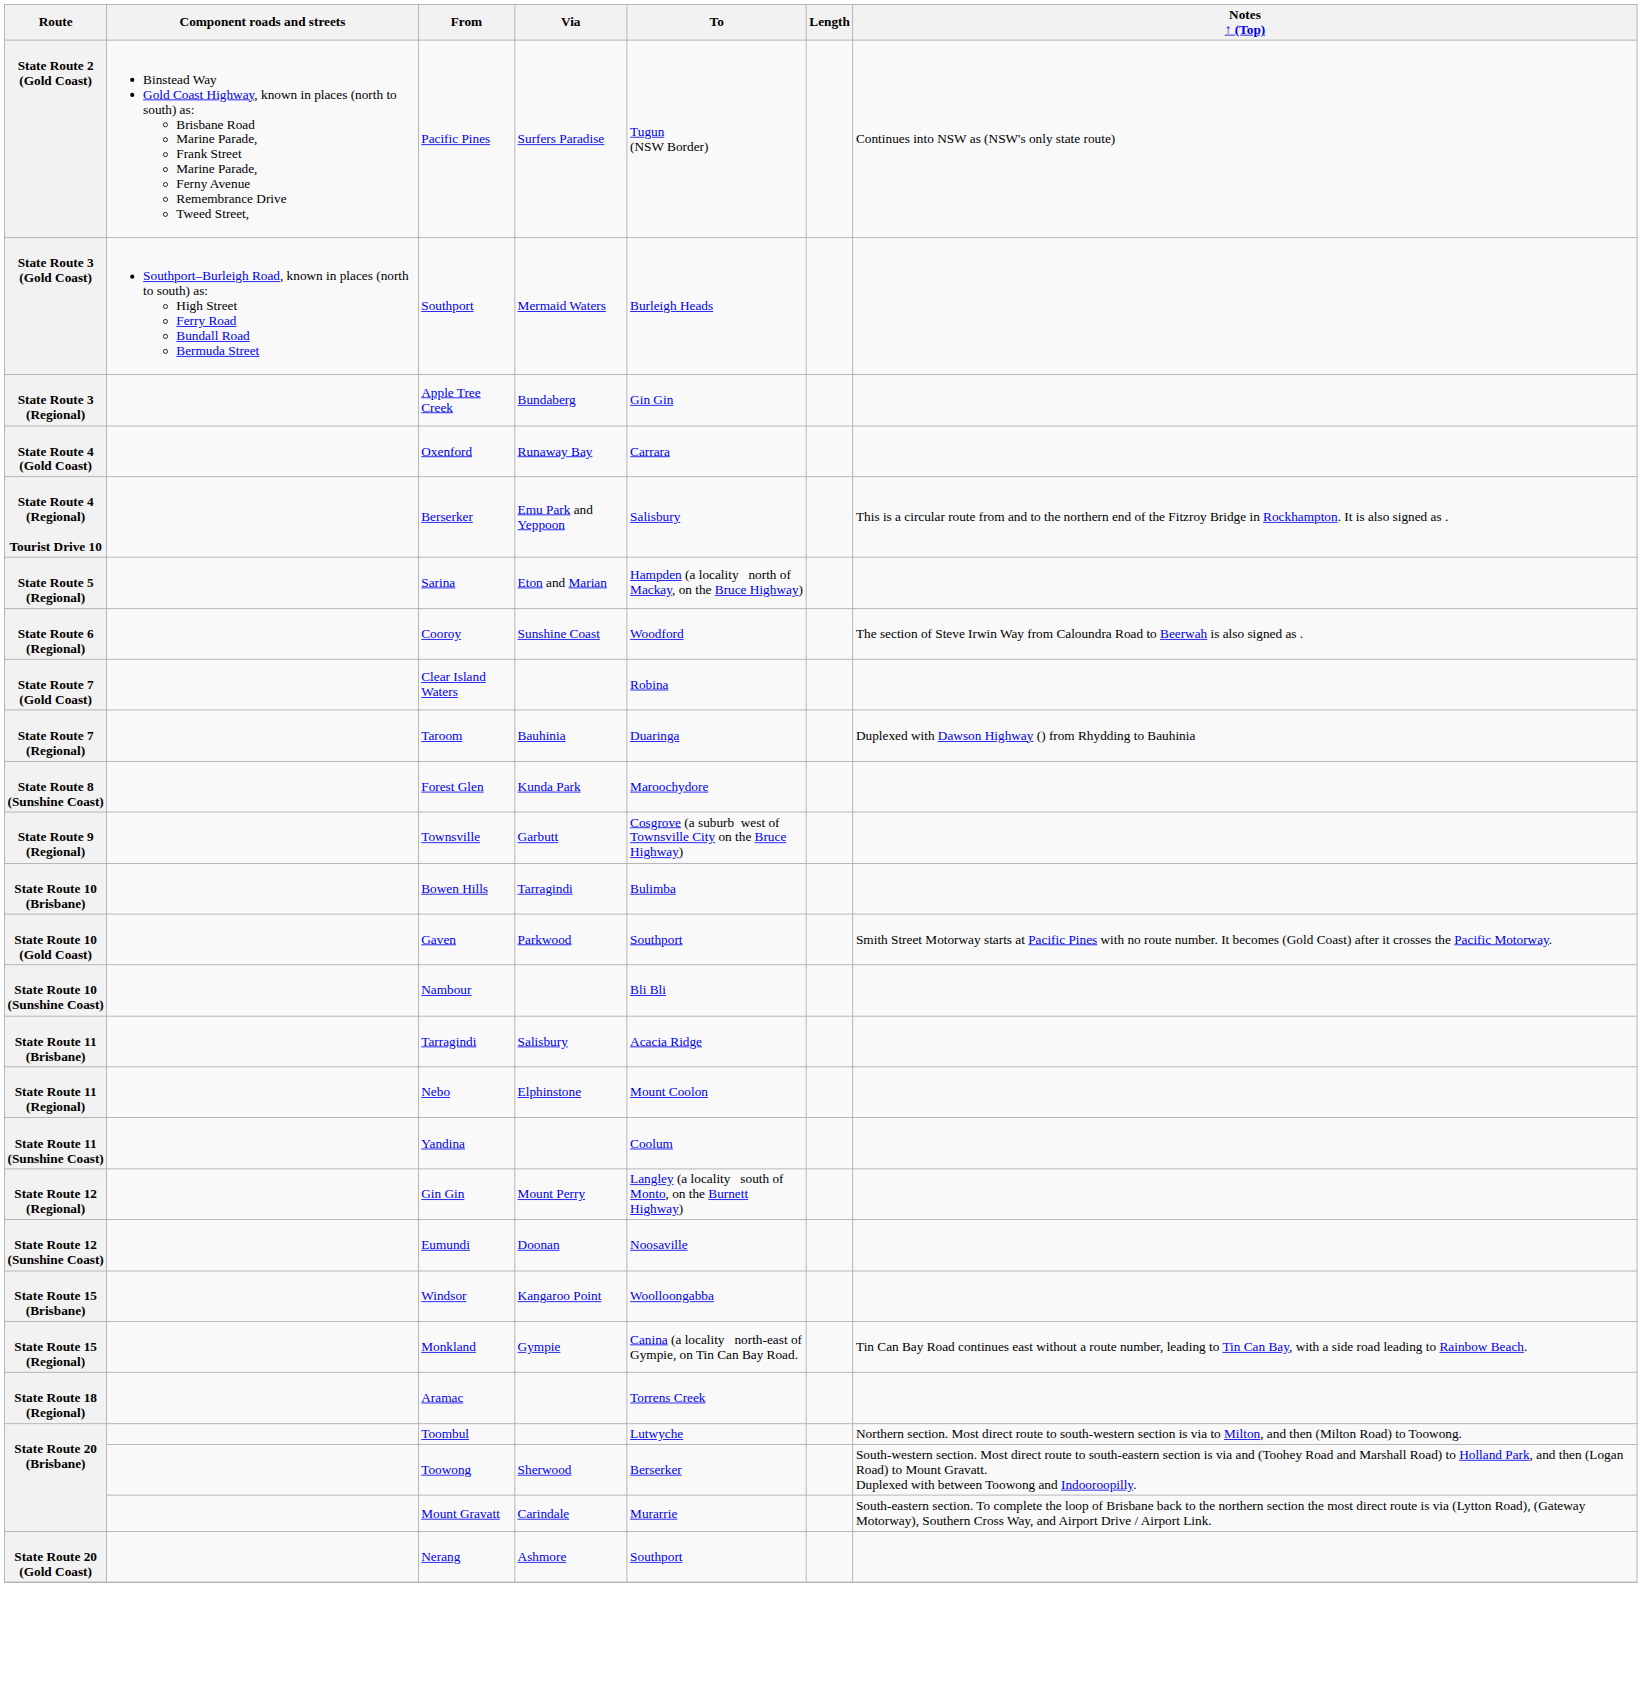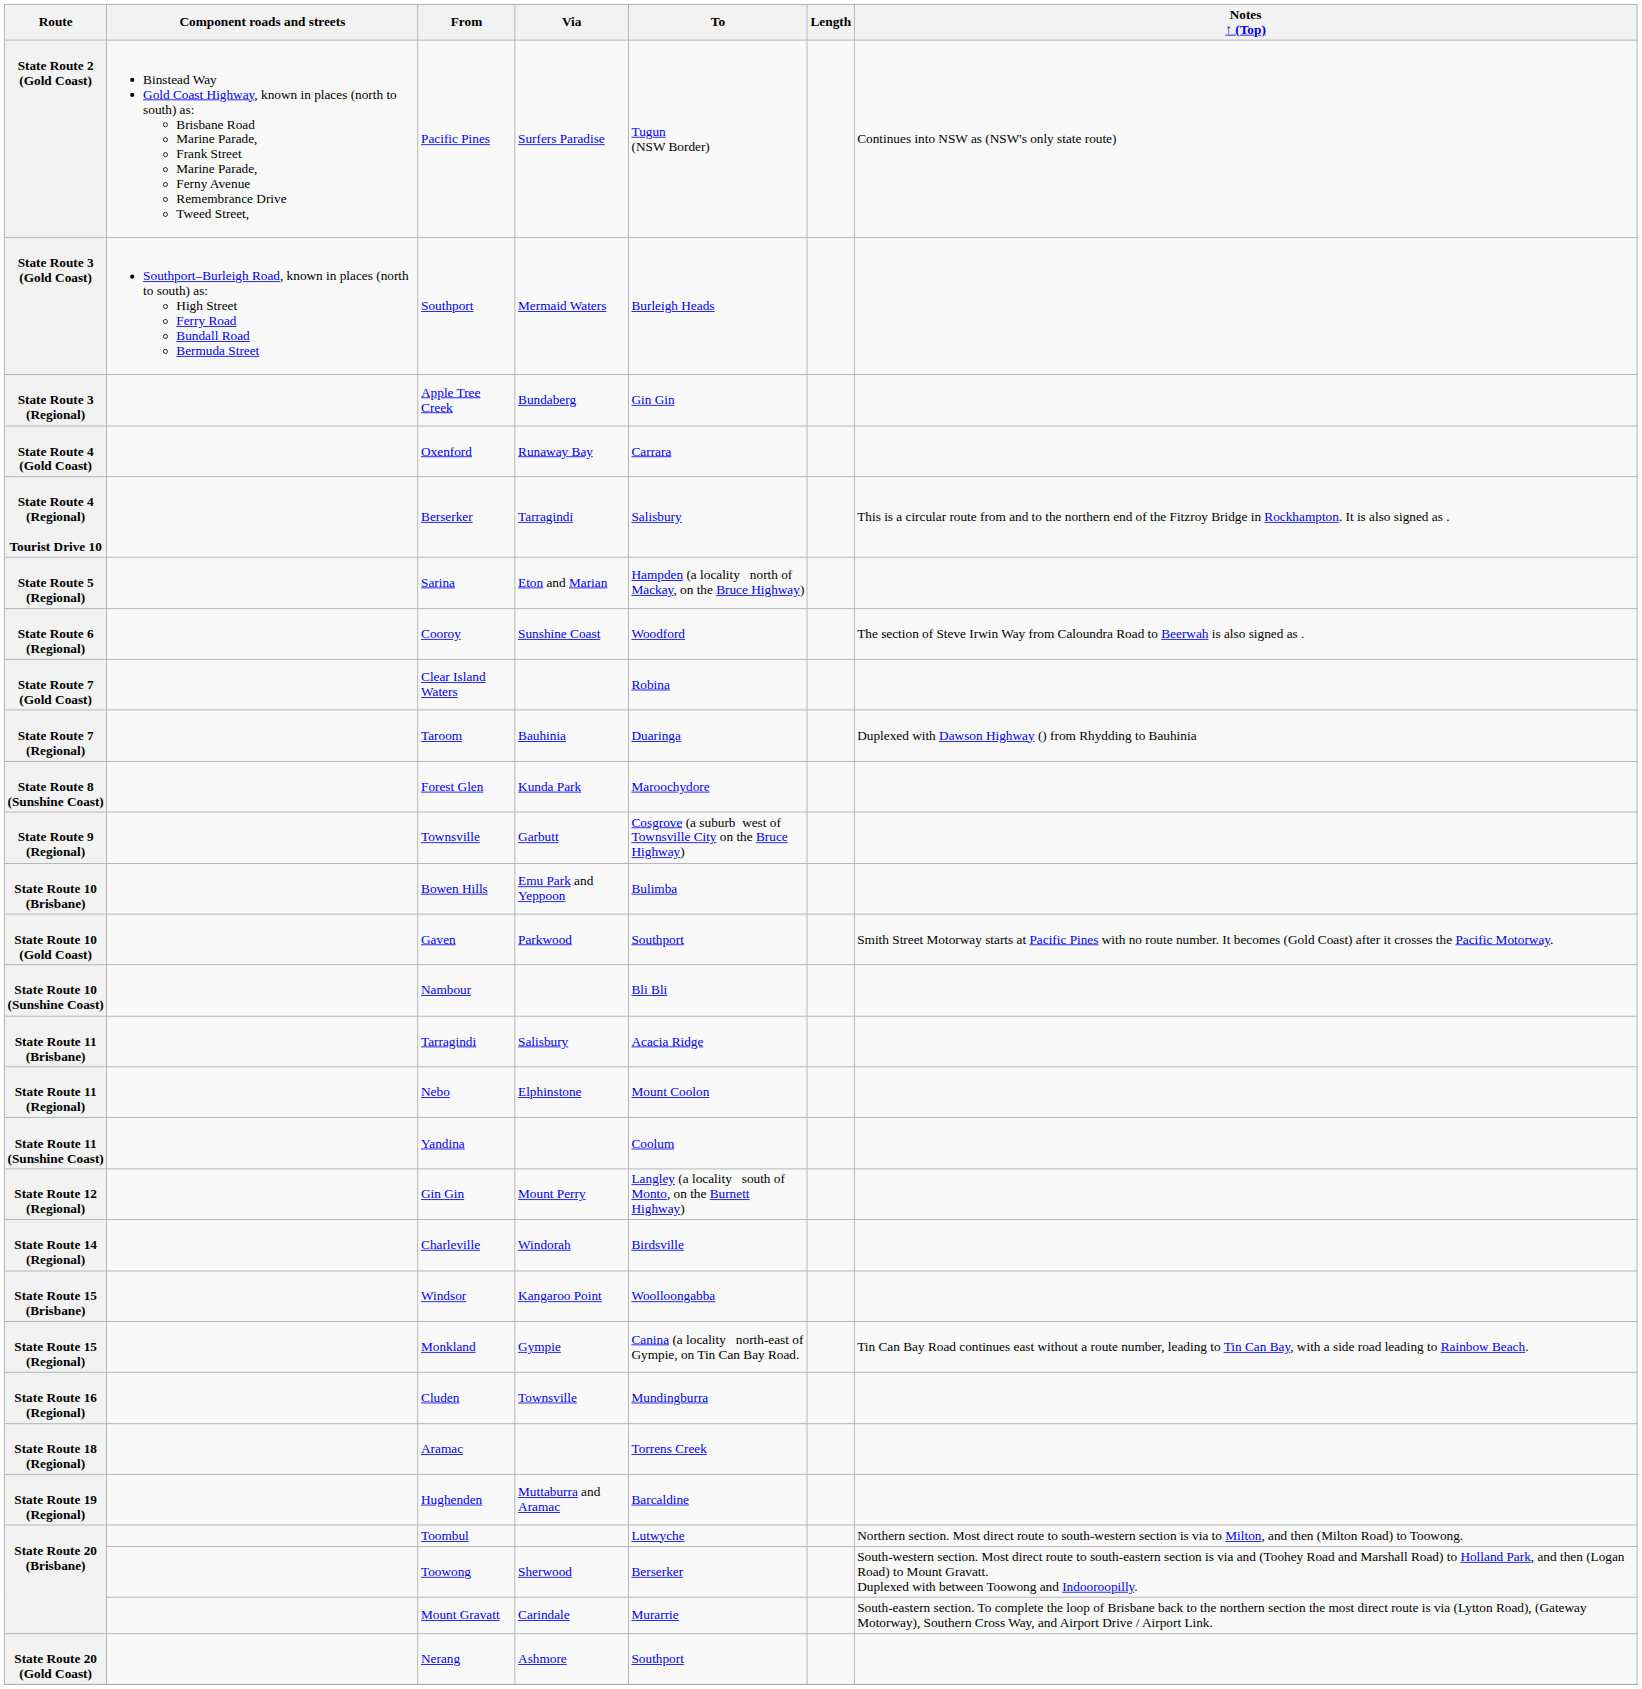(555, 517) Emu Park and Yeppoon -> (546, 517) Tarragindi
(545, 888) Tarragindi -> (556, 888) Emu Park and Yeppoon
- row: (56, 1252)
+ row: (56, 1252)
+ row: (56, 1405)
+ row: (56, 1507)
